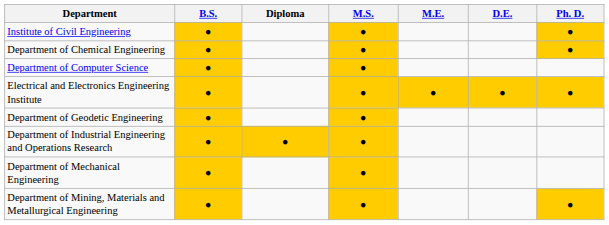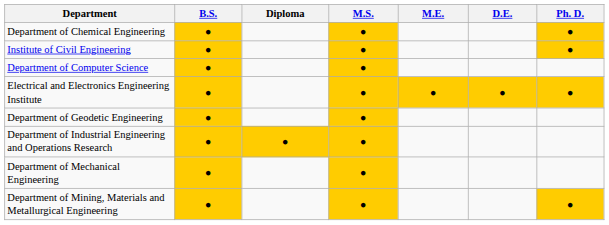rows swapped: (86, 50) <-> (69, 31)
